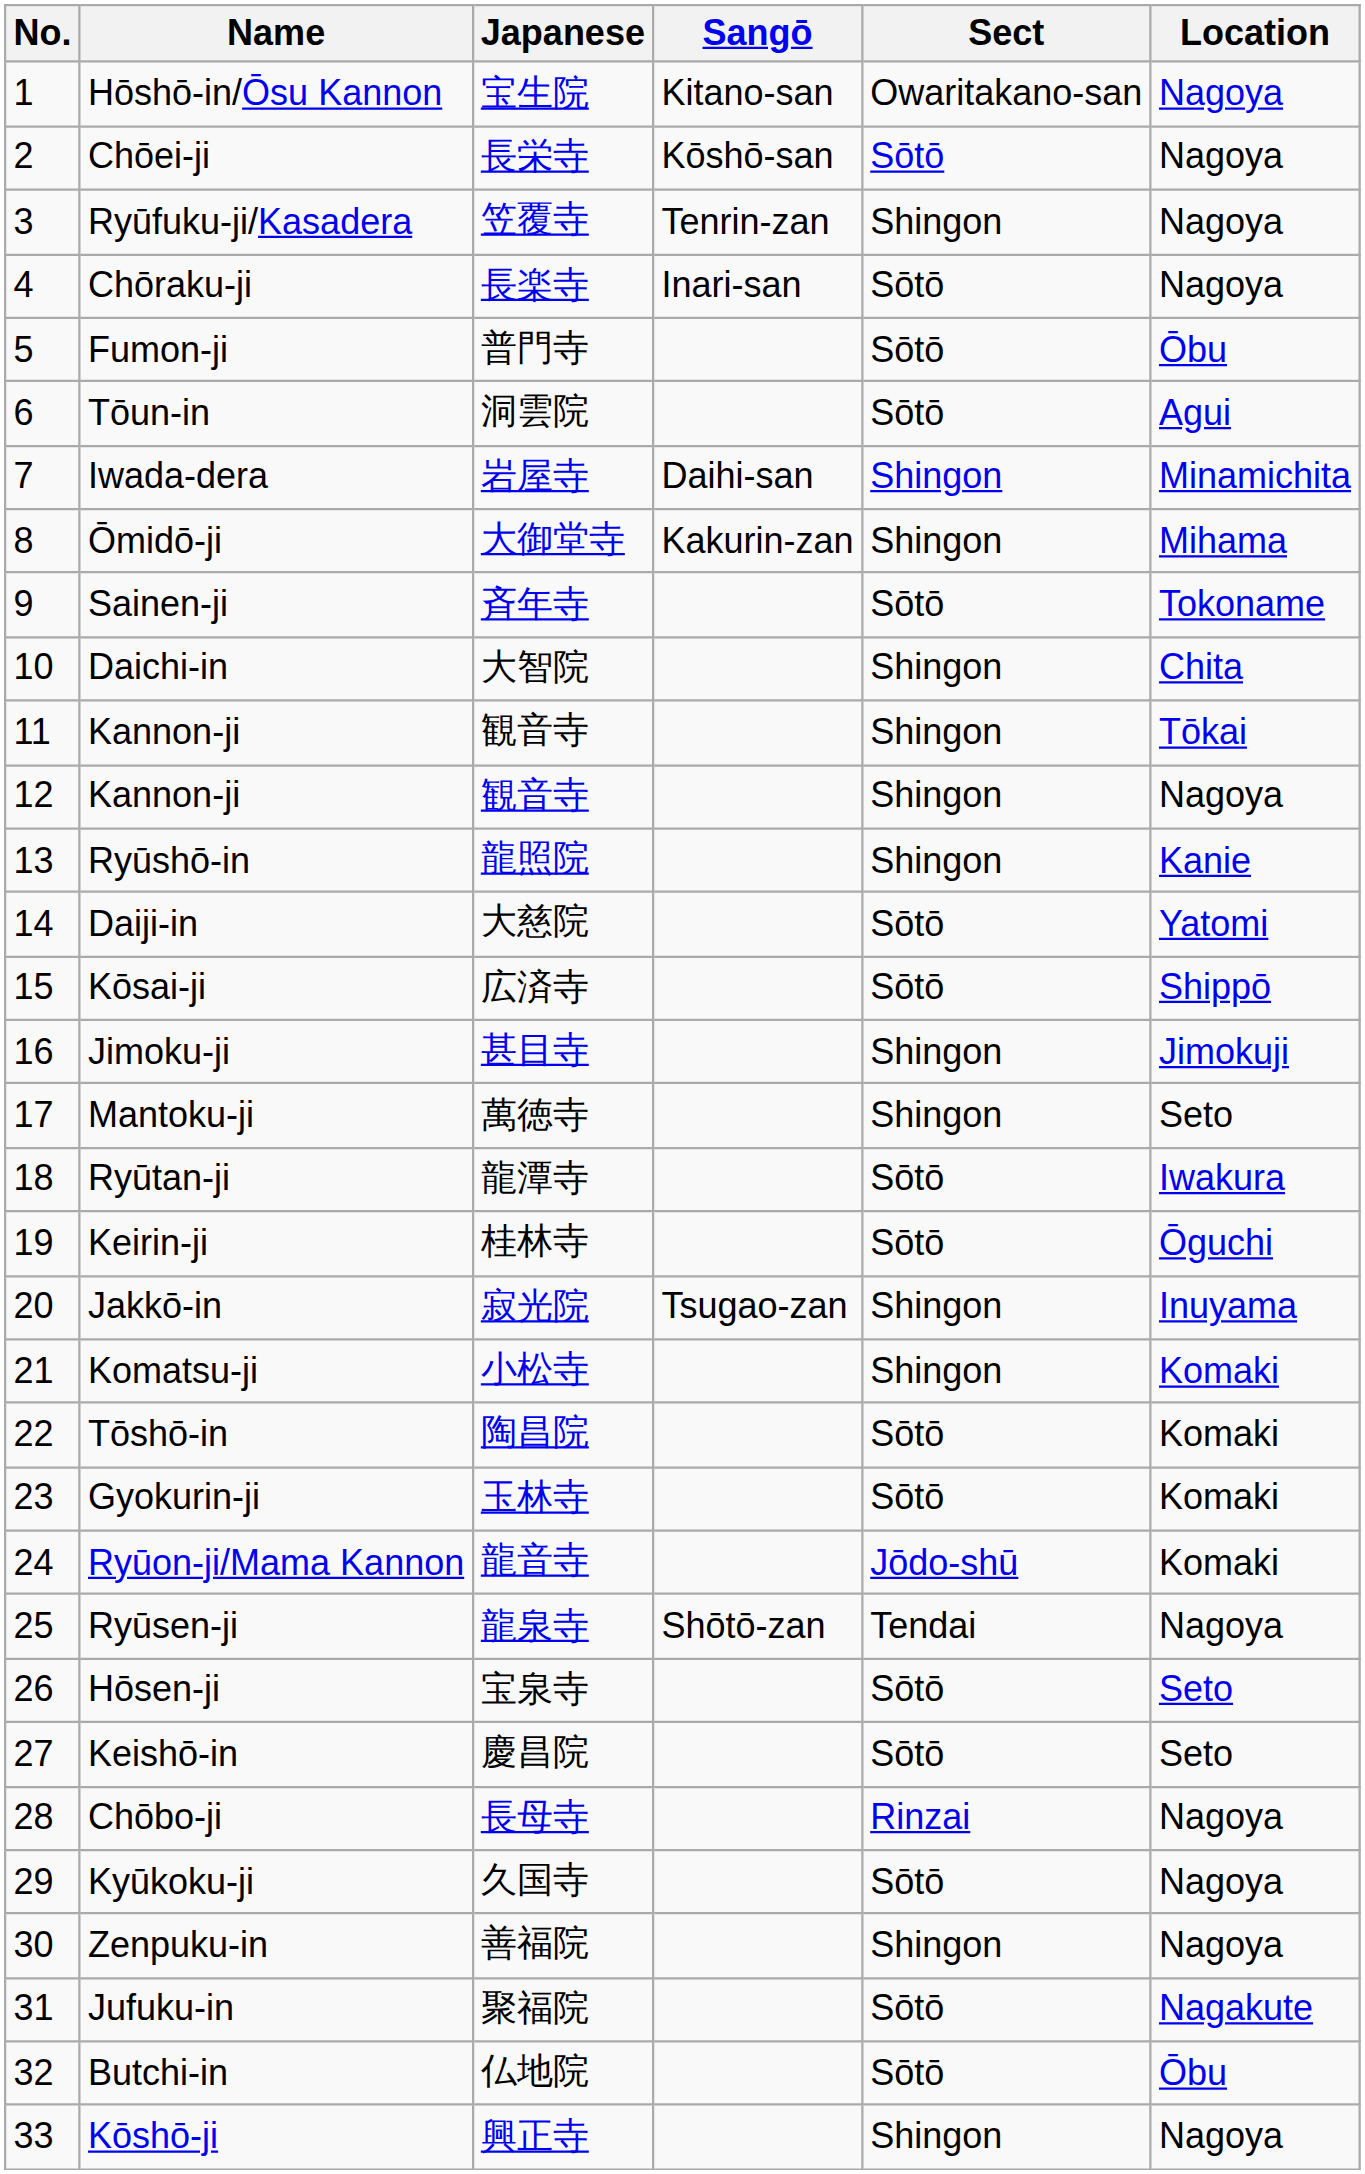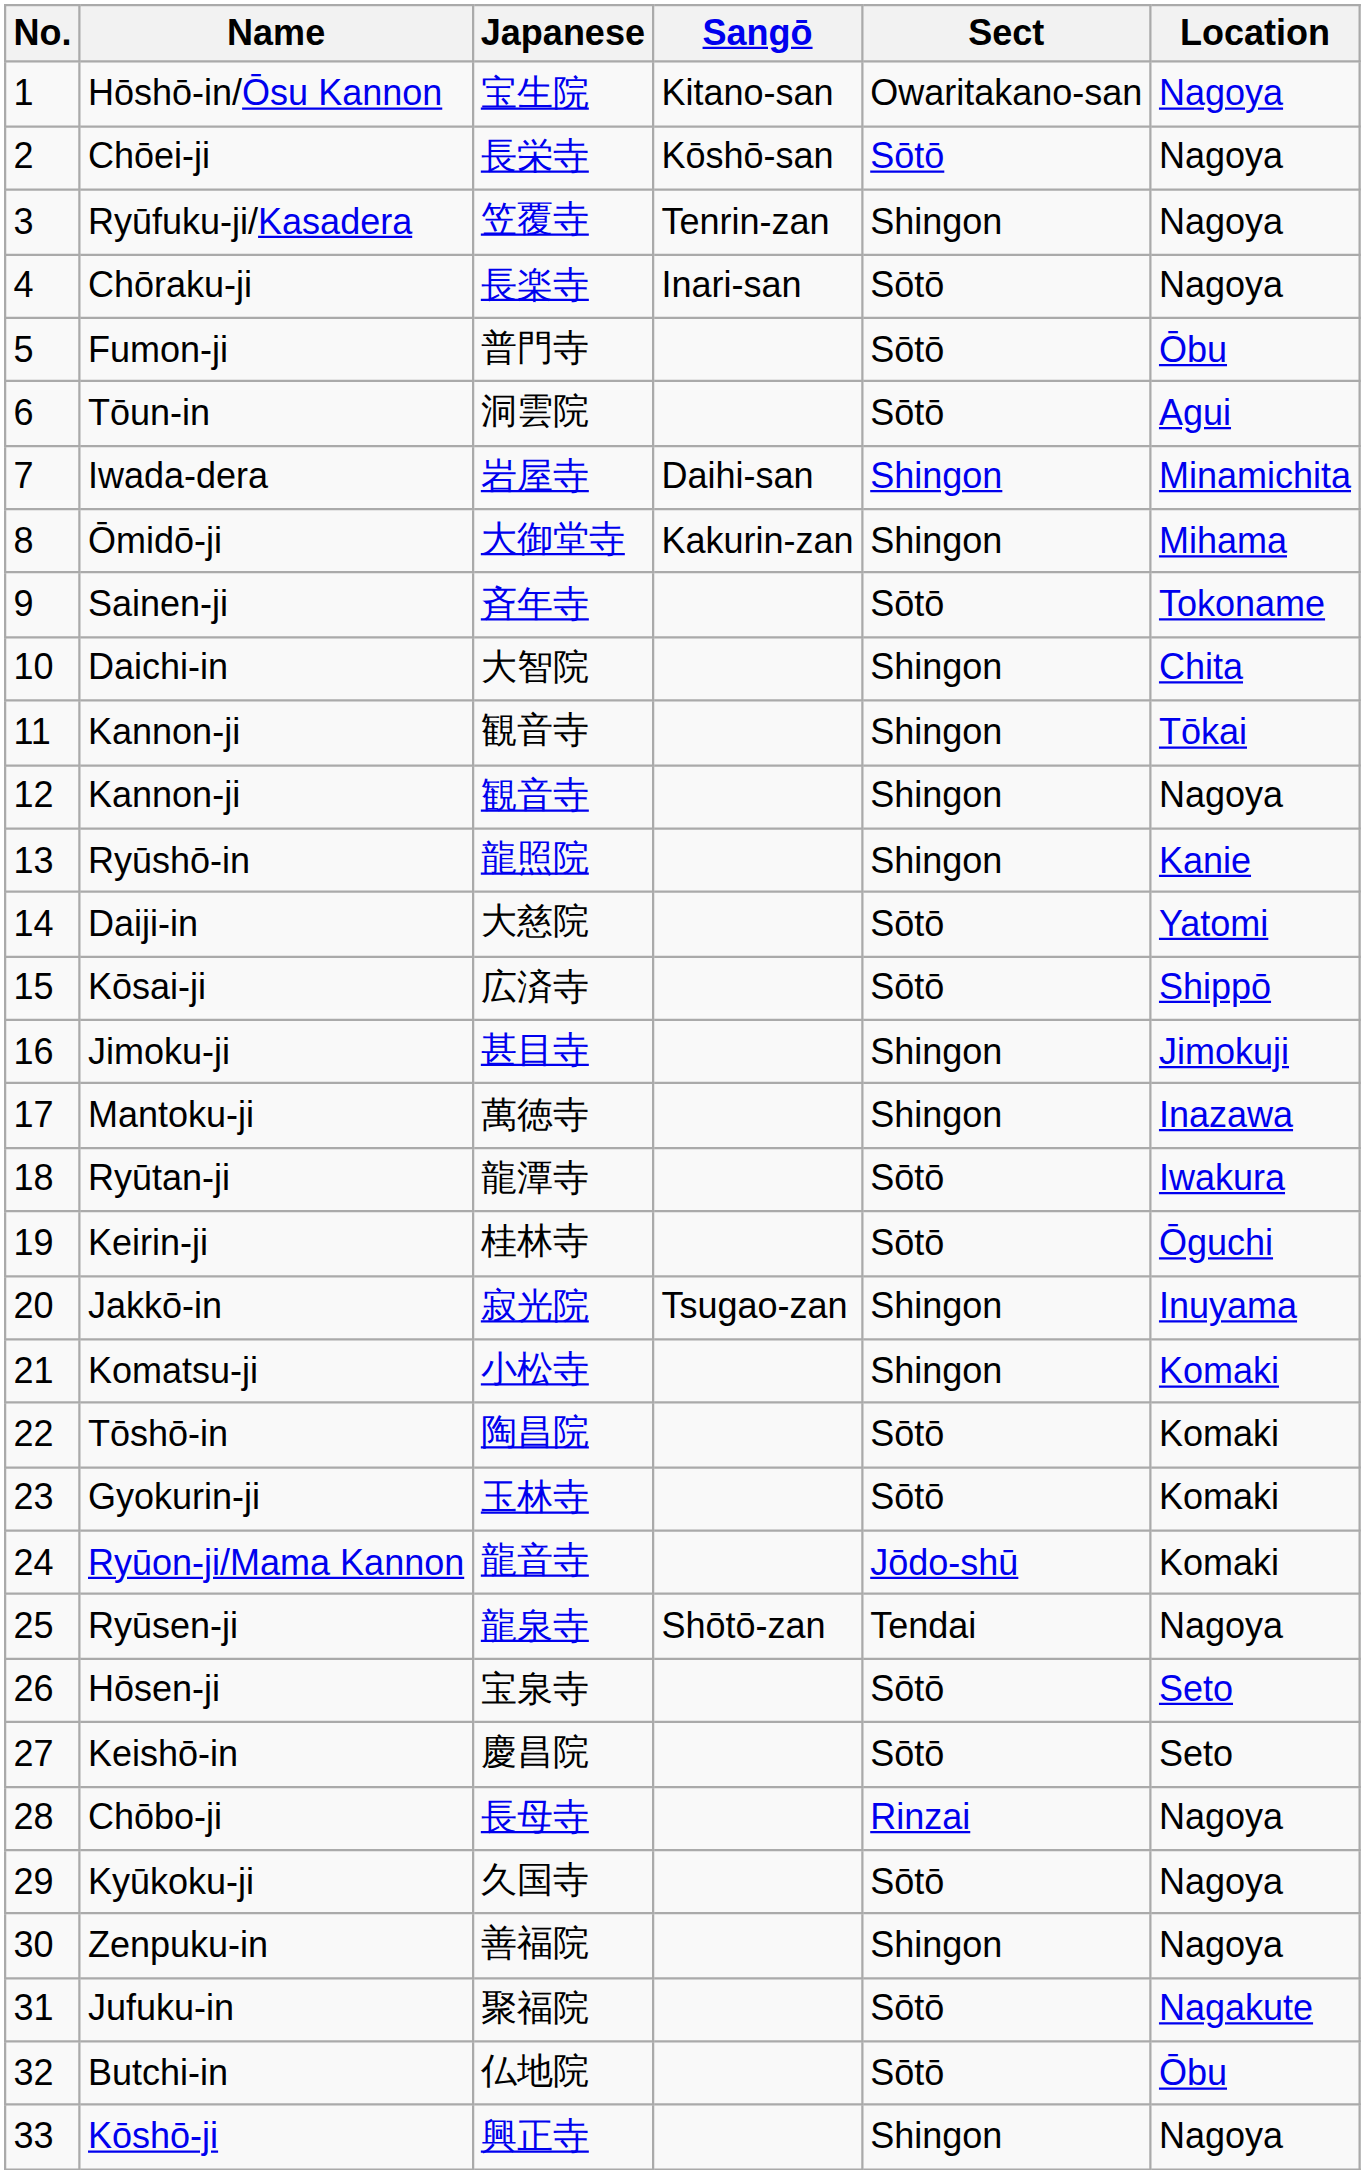(1196, 1115) Seto -> (1226, 1115) Inazawa
